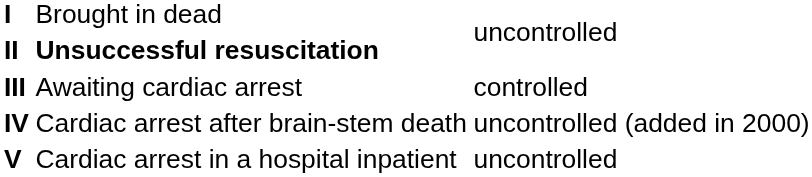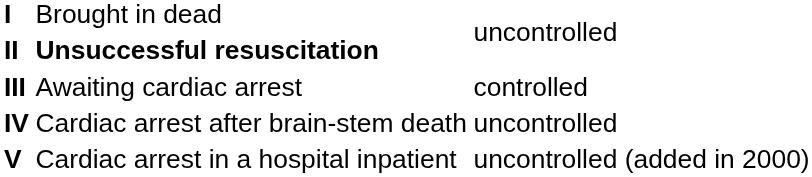(642, 123) uncontrolled (added in 2000) -> (545, 123) uncontrolled
(545, 159) uncontrolled -> (642, 159) uncontrolled (added in 2000)
